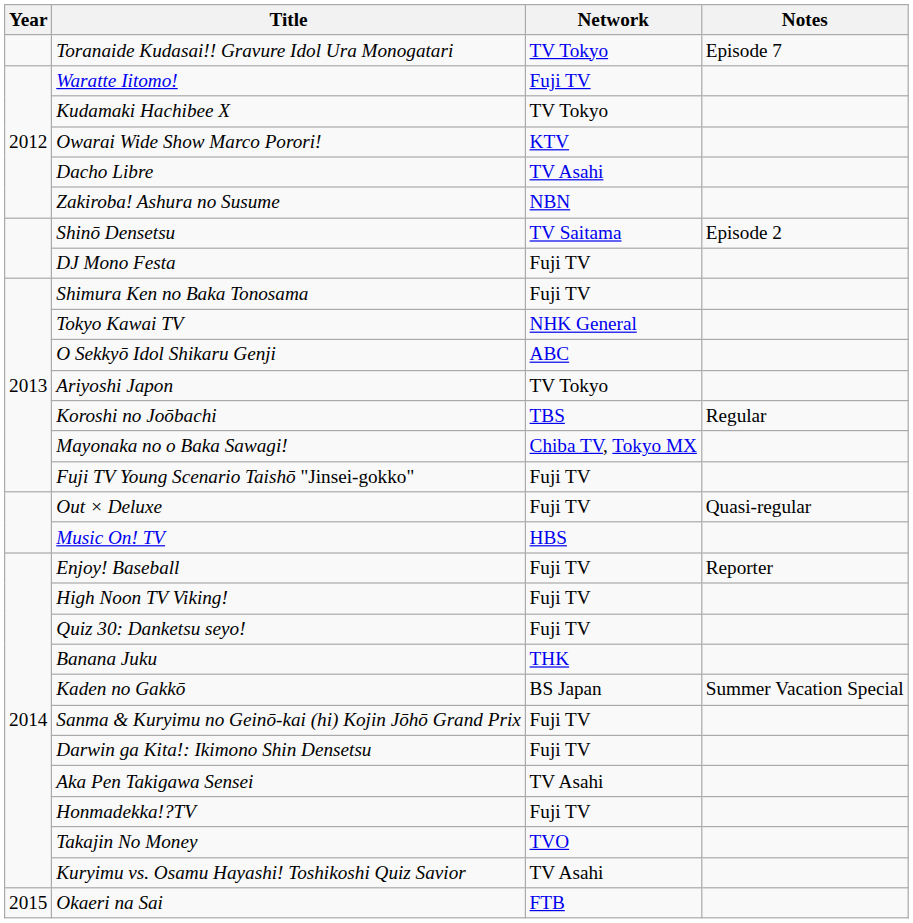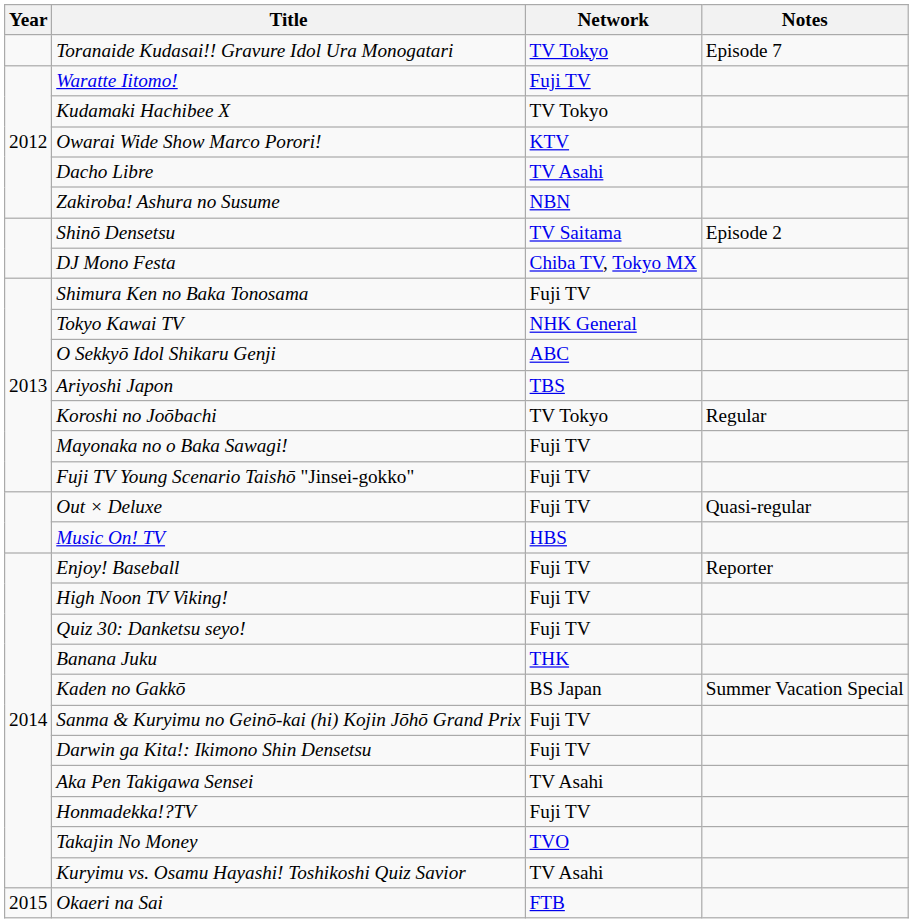(560, 263) Fuji TV -> (613, 263) Chiba TV, Tokyo MX
(569, 385) TV Tokyo -> (547, 385) TBS
(547, 415) TBS -> (569, 415) TV Tokyo
(613, 446) Chiba TV, Tokyo MX -> (560, 446) Fuji TV
